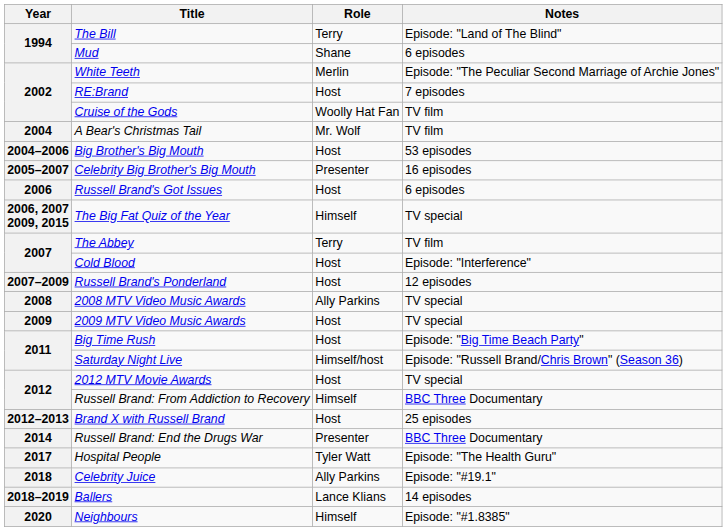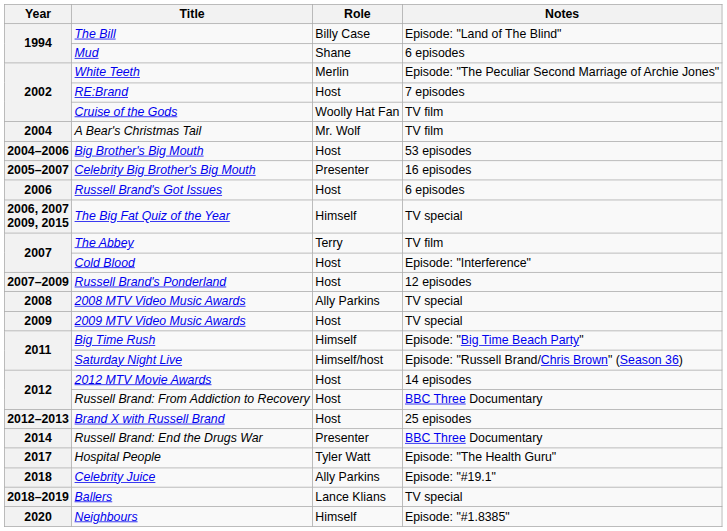(329, 33) Terry -> (343, 33) Billy Case
(328, 340) Host -> (336, 340) Himself
(434, 379) TV special -> (438, 379) 14 episodes
(336, 399) Himself -> (328, 399) Host
(438, 497) 14 episodes -> (434, 497) TV special
